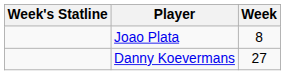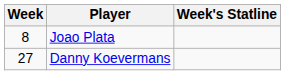columns swapped: (259, 15) <-> (58, 15)
